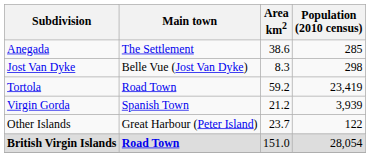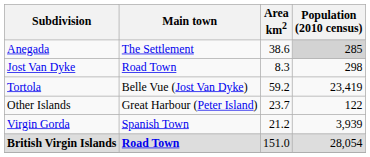(354, 49) no background -> (354, 49) lightgrey background
(185, 67) Belle Vue (Jost Van Dyke) -> (149, 67) Road Town
(149, 86) Road Town -> (185, 86) Belle Vue (Jost Van Dyke)
rows swapped: (38, 105) <-> (39, 124)
